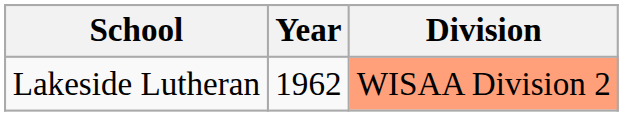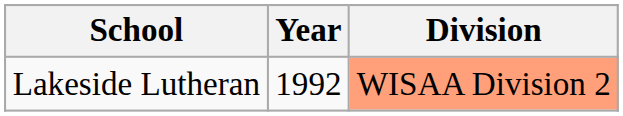(308, 83) 1962 -> (308, 83) 1992
